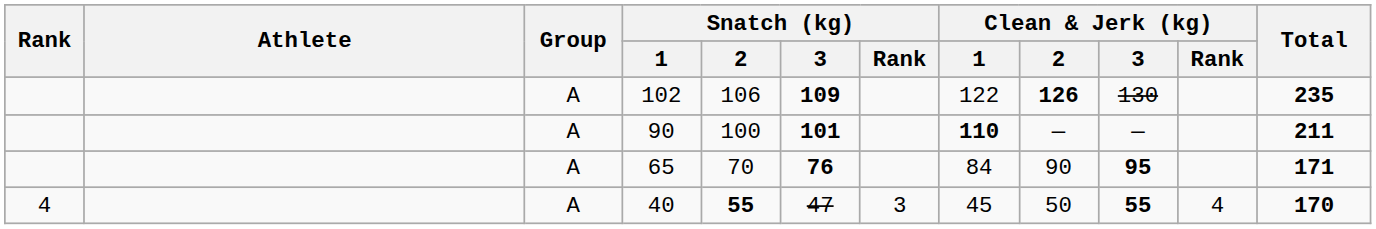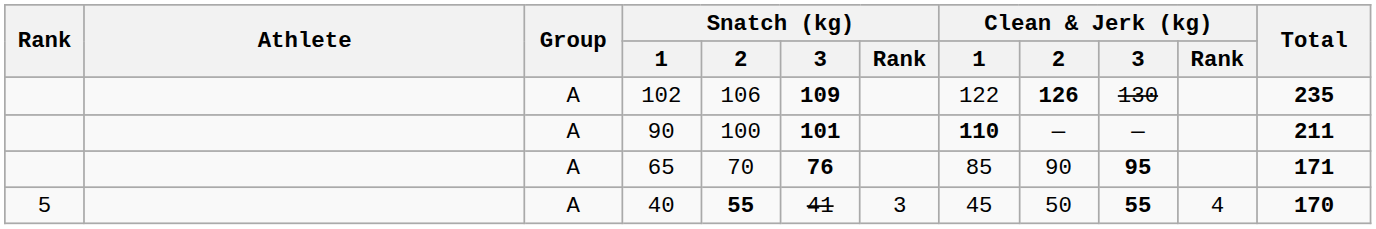(979, 169) 84 -> (979, 169) 85
(45, 205) 4 -> (45, 205) 5
(820, 205) 47 -> (820, 205) 41
